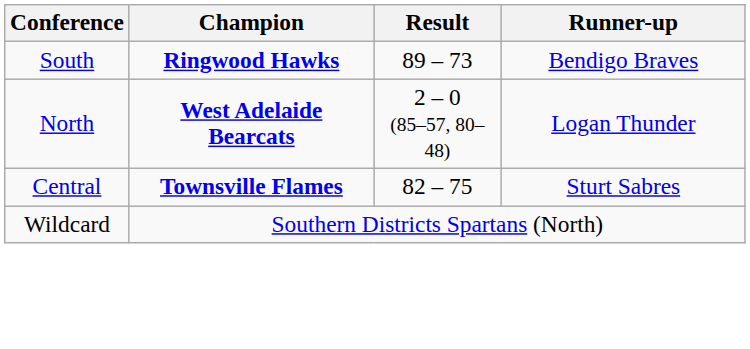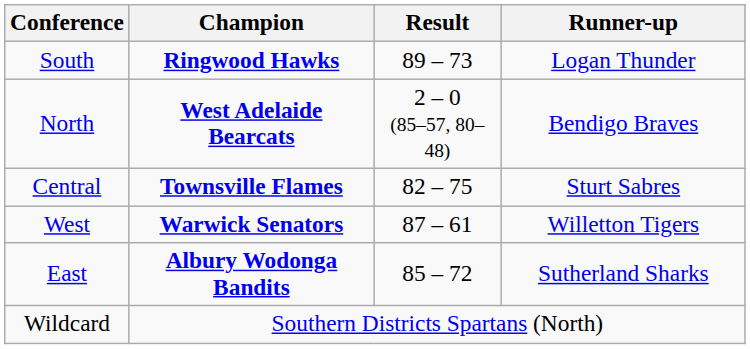(623, 60) Bendigo Braves -> (623, 60) Logan Thunder
(623, 123) Logan Thunder -> (623, 123) Bendigo Braves
+ row: (67, 223)
+ row: (67, 273)
